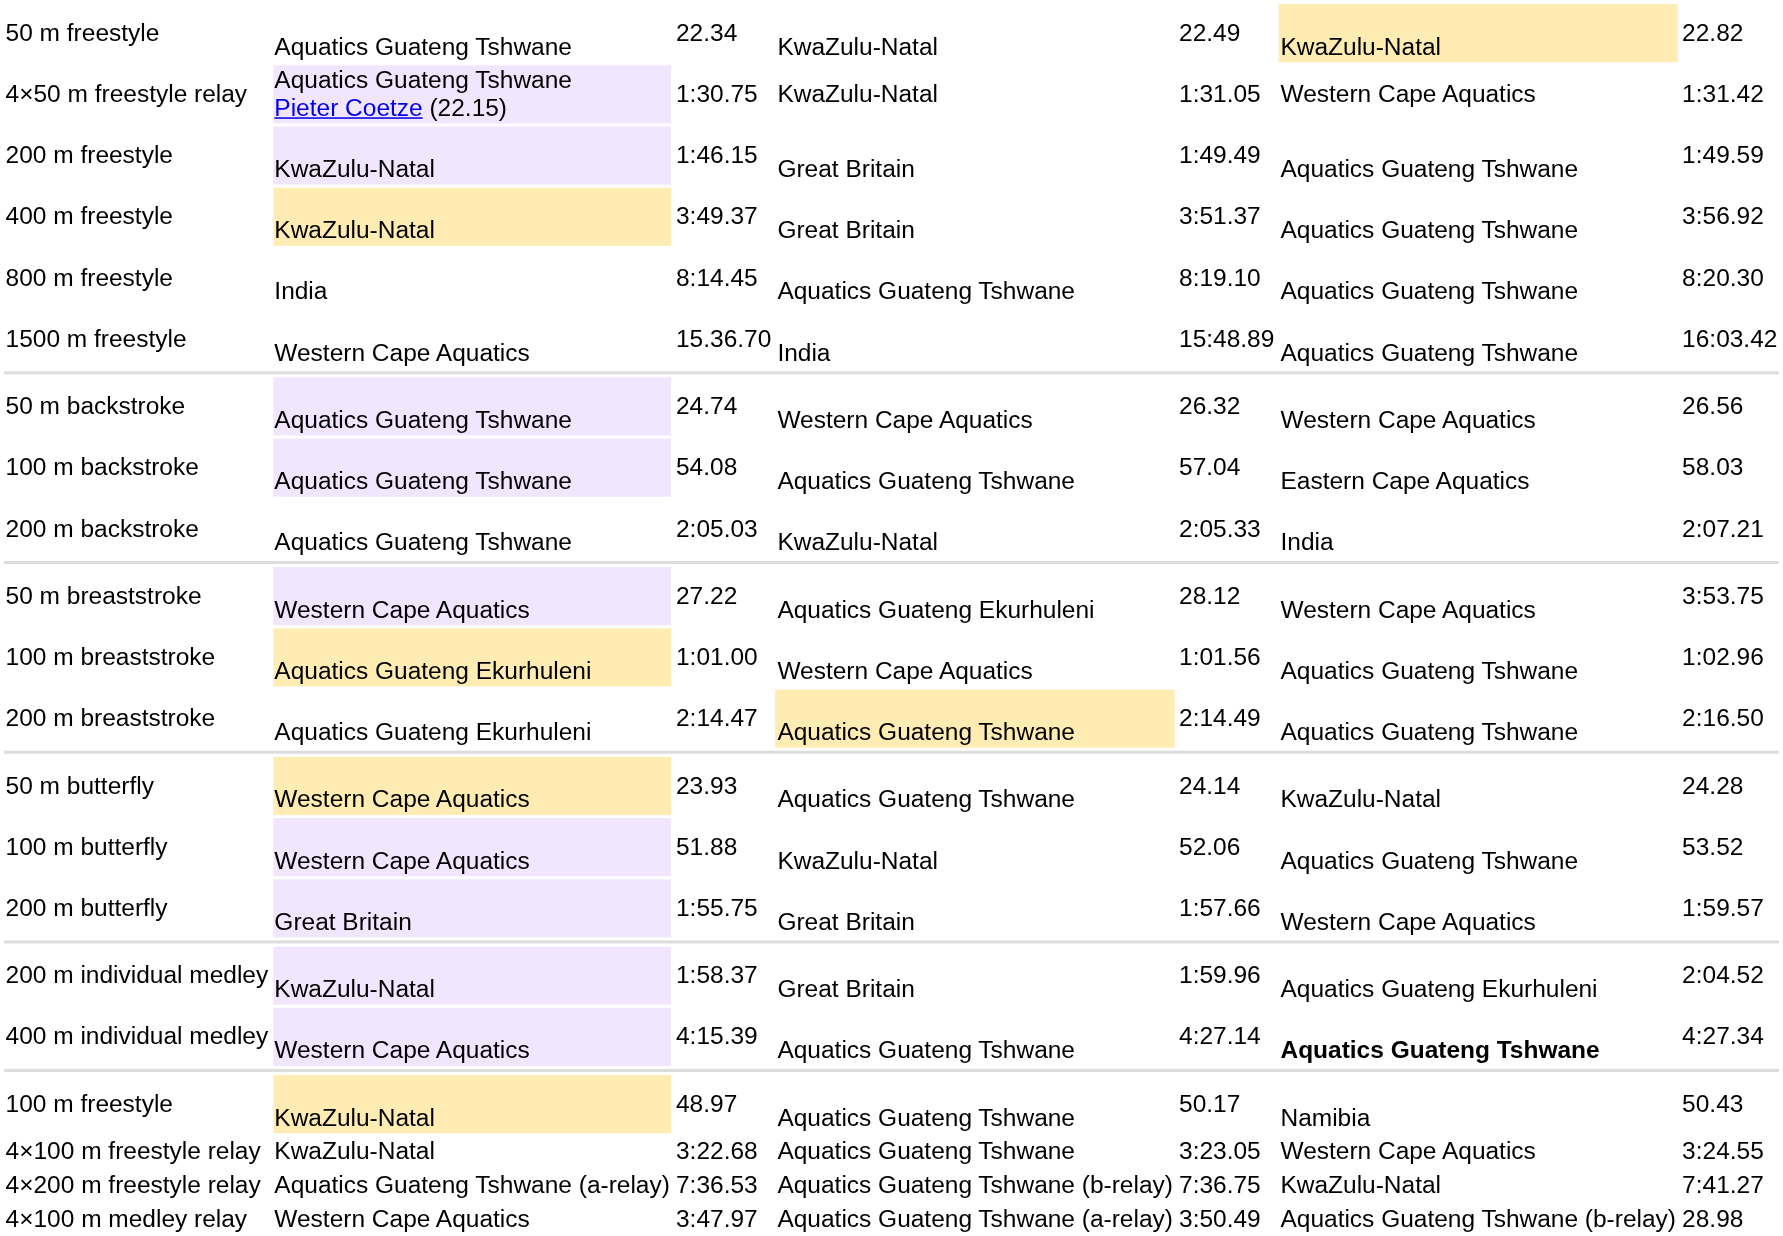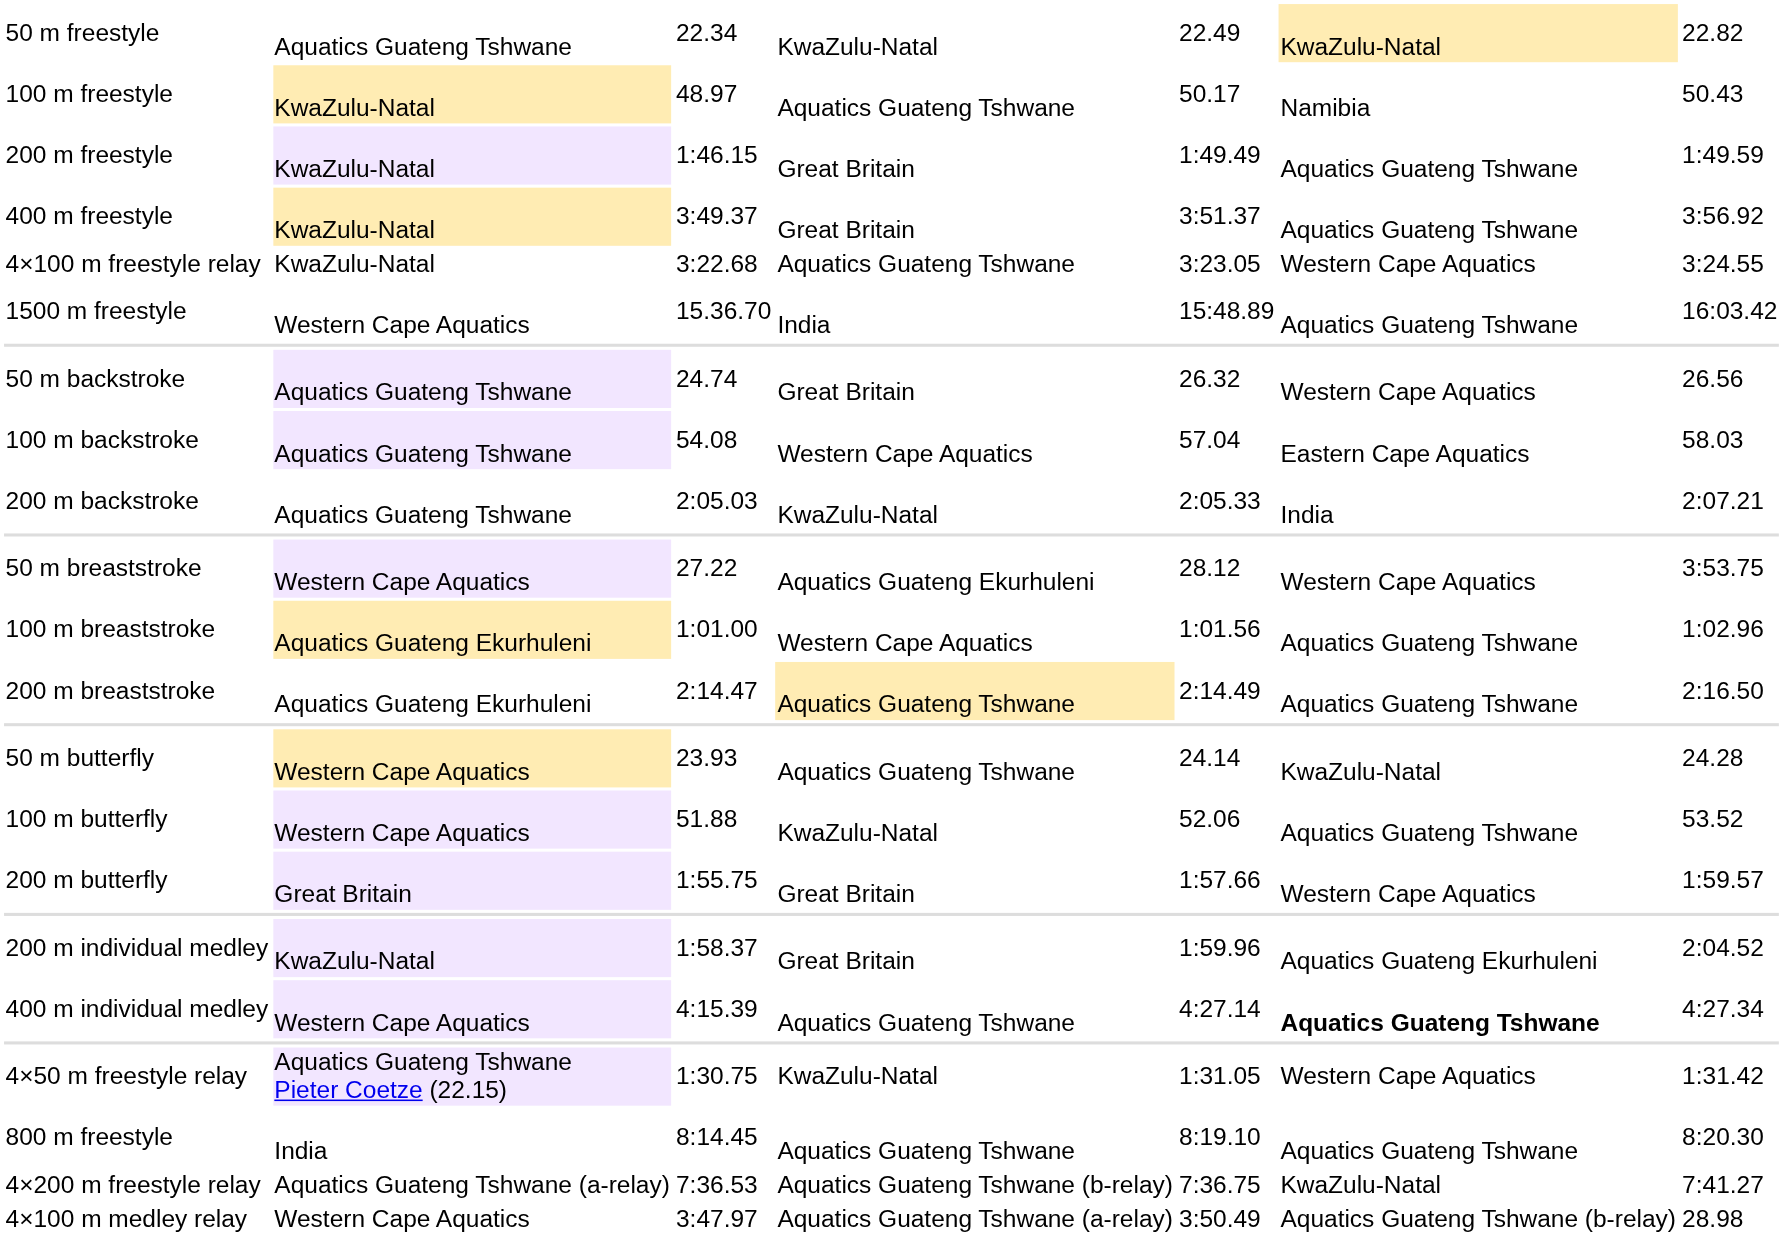rows swapped: (89, 1103) <-> (126, 94)
rows swapped: (89, 277) <-> (133, 1151)
(905, 419) Western Cape Aquatics -> (846, 392) Great Britain
(926, 481) Aquatics Guateng Tshwane -> (905, 453) Western Cape Aquatics
